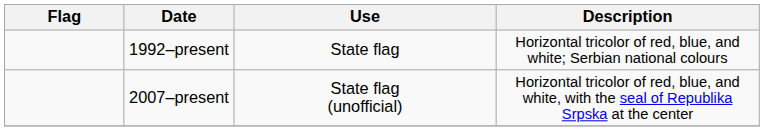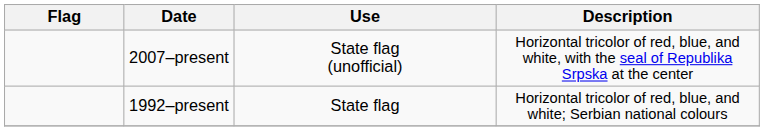rows swapped: (179, 50) <-> (179, 97)
